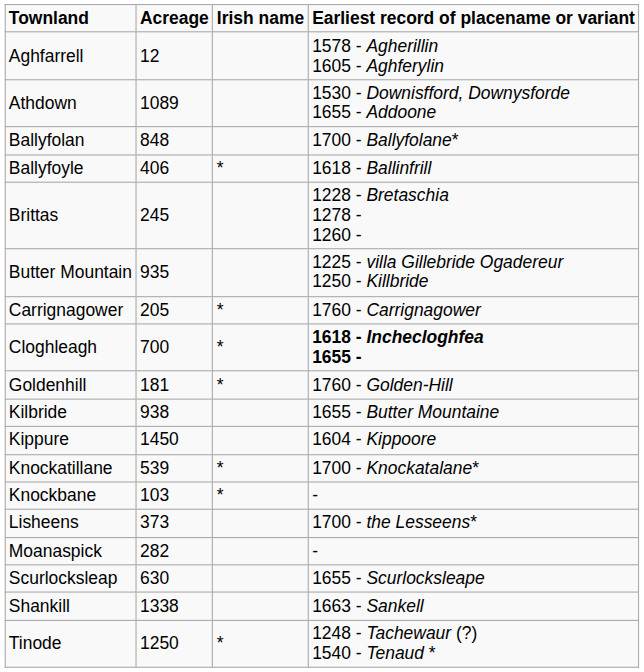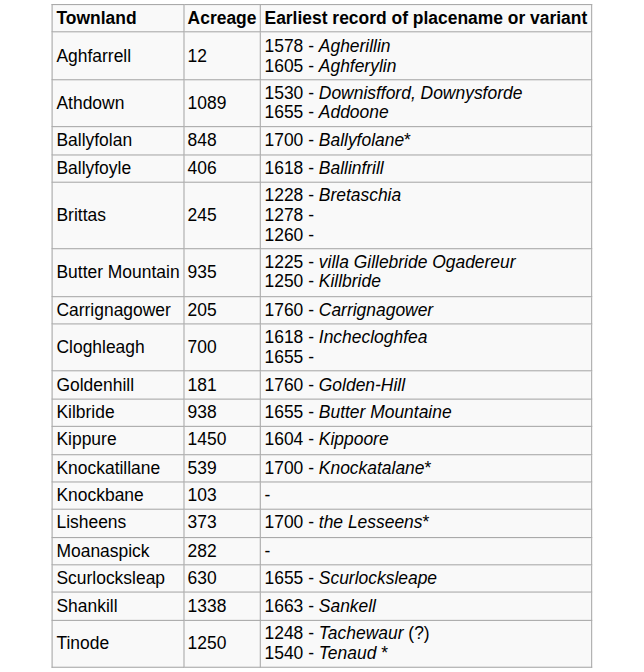- column: (260, 18)
(398, 347) bold -> (346, 347) normal
